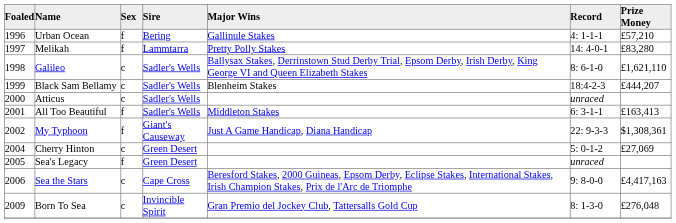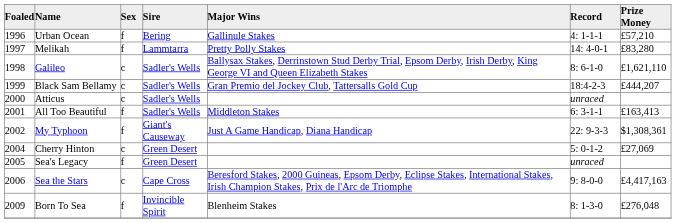(242, 86) Blenheim Stakes -> (313, 86) Gran Premio del Jockey Club, Tattersalls Gold Cup
(123, 205) c -> (123, 205) f
(313, 205) Gran Premio del Jockey Club, Tattersalls Gold Cup -> (242, 205) Blenheim Stakes
